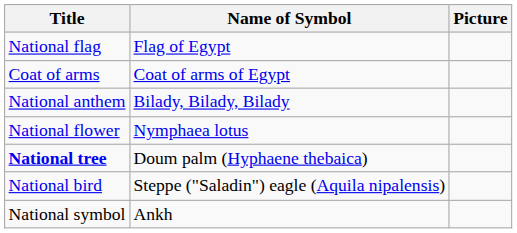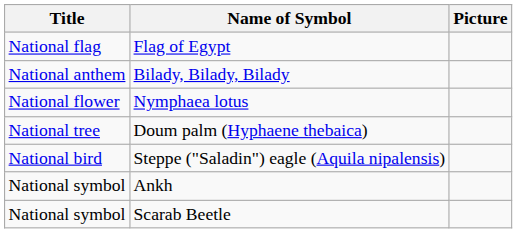- row: (212, 74)
(58, 158) bold -> (54, 130) normal
+ row: (182, 213)
